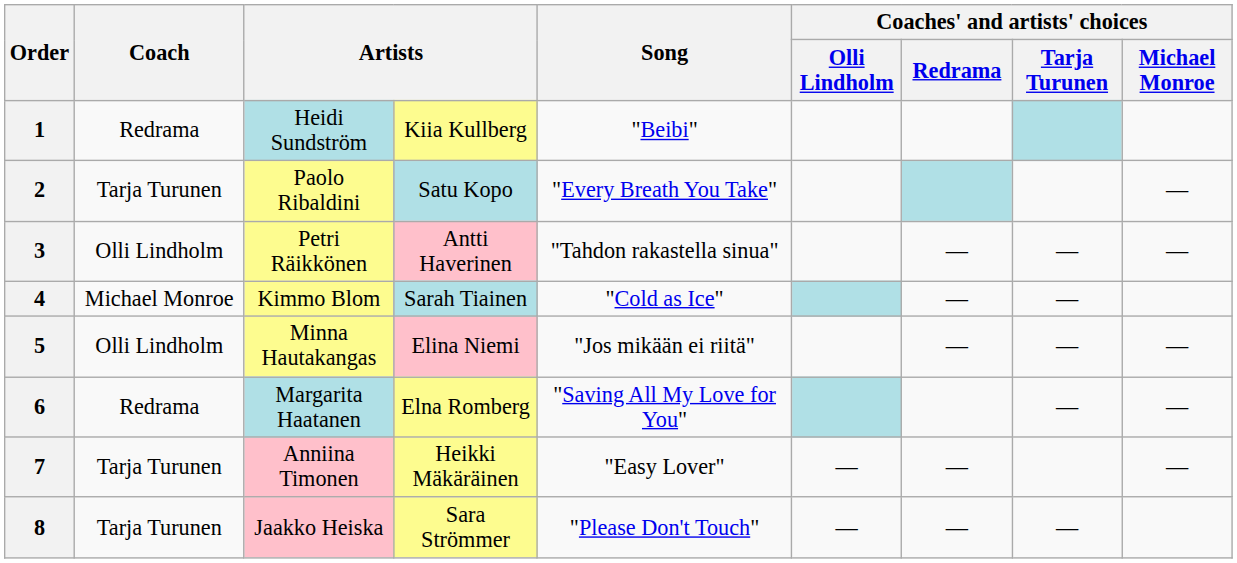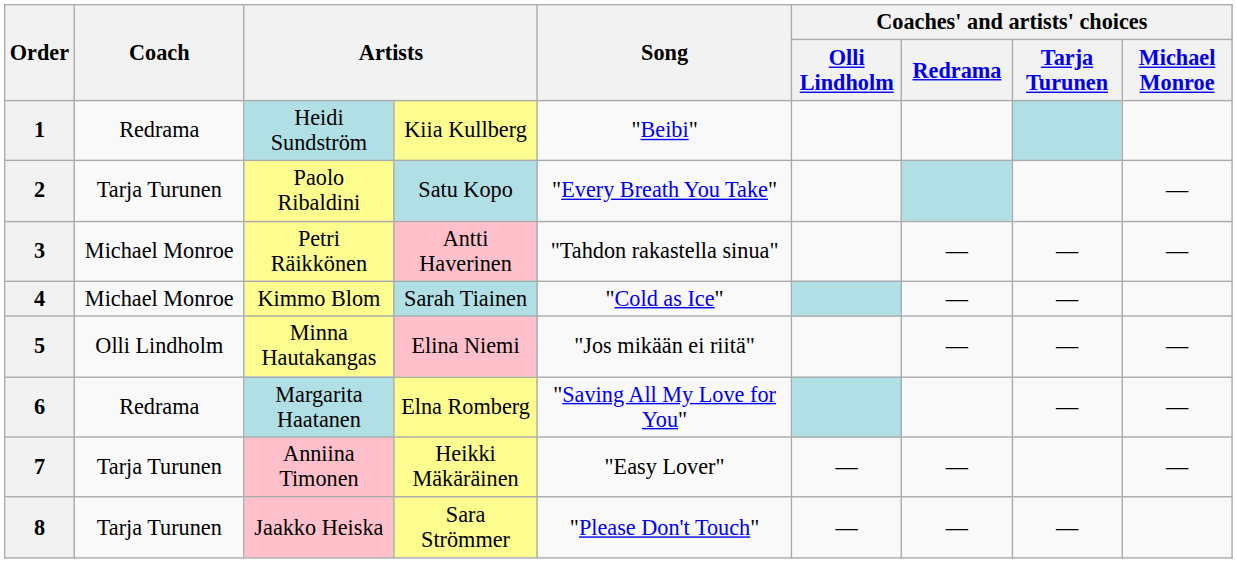(159, 250) Olli Lindholm -> (159, 250) Michael Monroe
